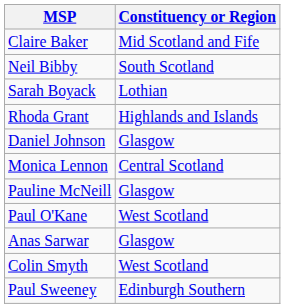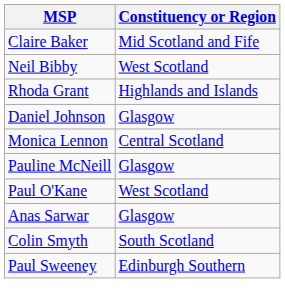(166, 66) South Scotland -> (163, 66) West Scotland
- row: (52, 91)
(163, 265) West Scotland -> (166, 240) South Scotland
